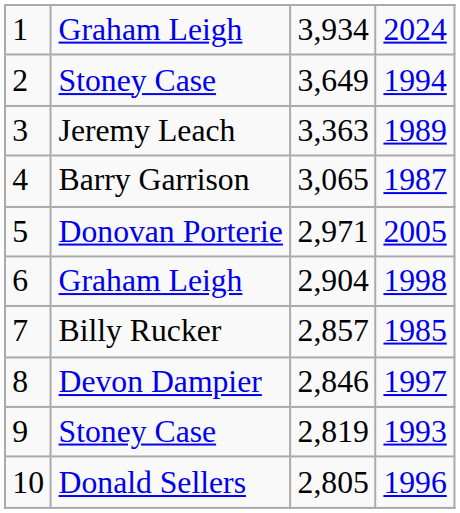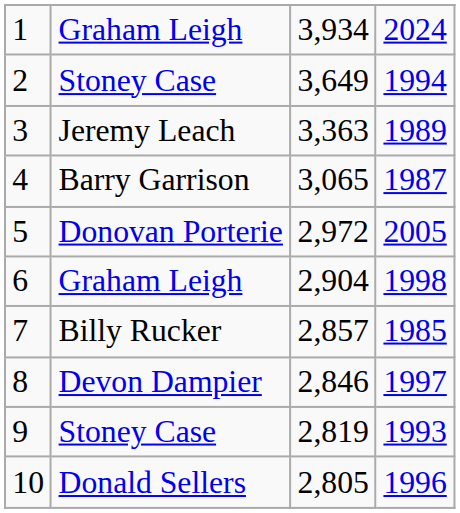(333, 230) 2,971 -> (333, 230) 2,972
